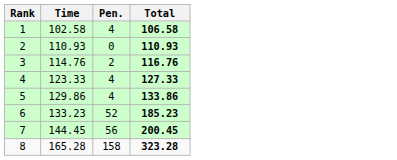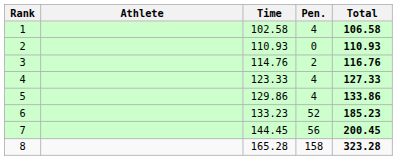+ column: (142, 13)
